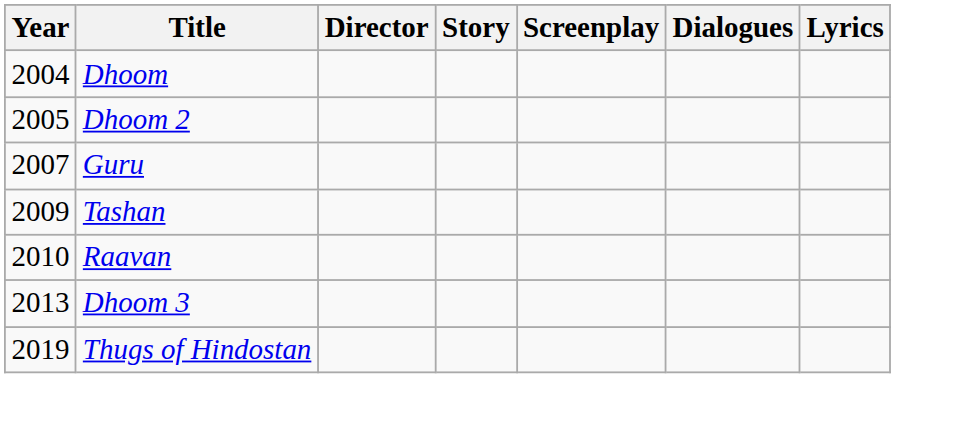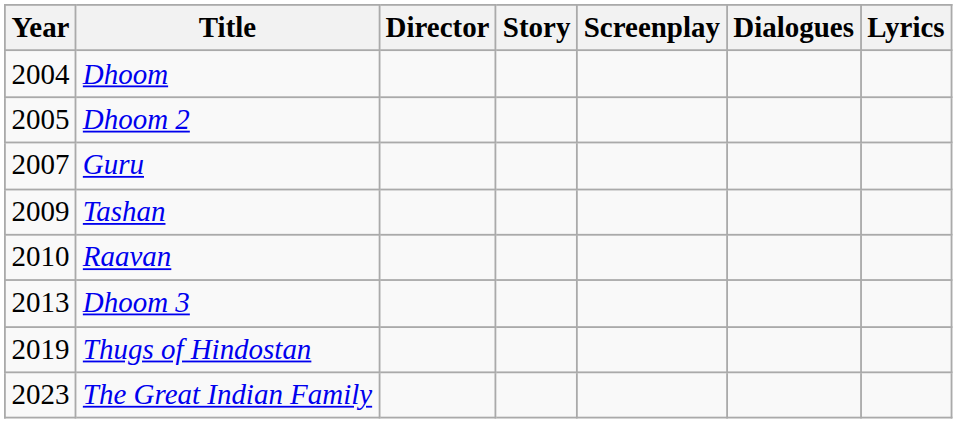+ row: (227, 394)
